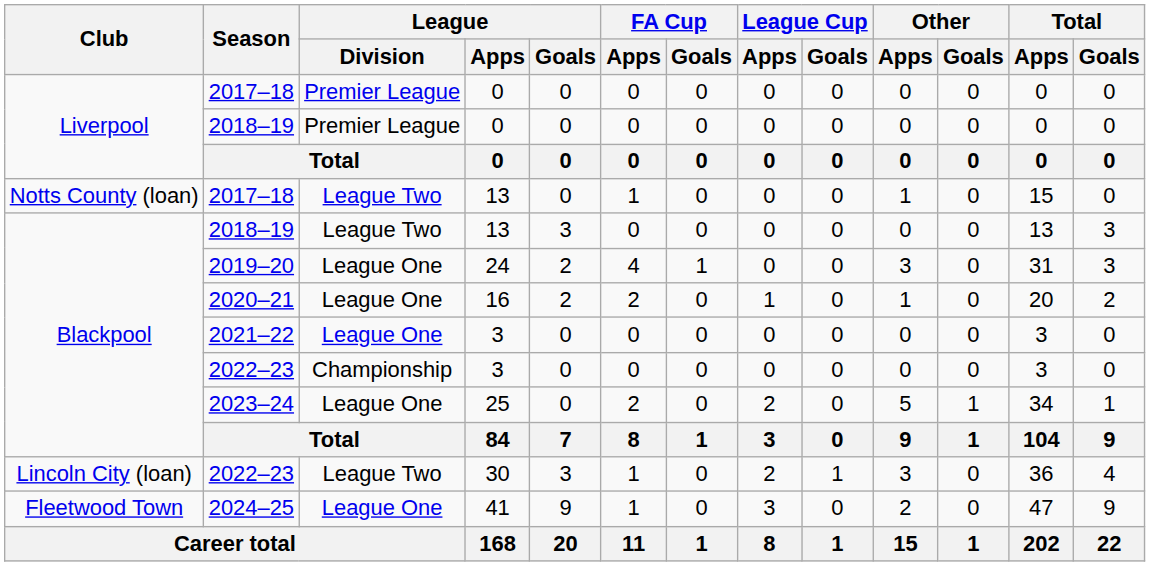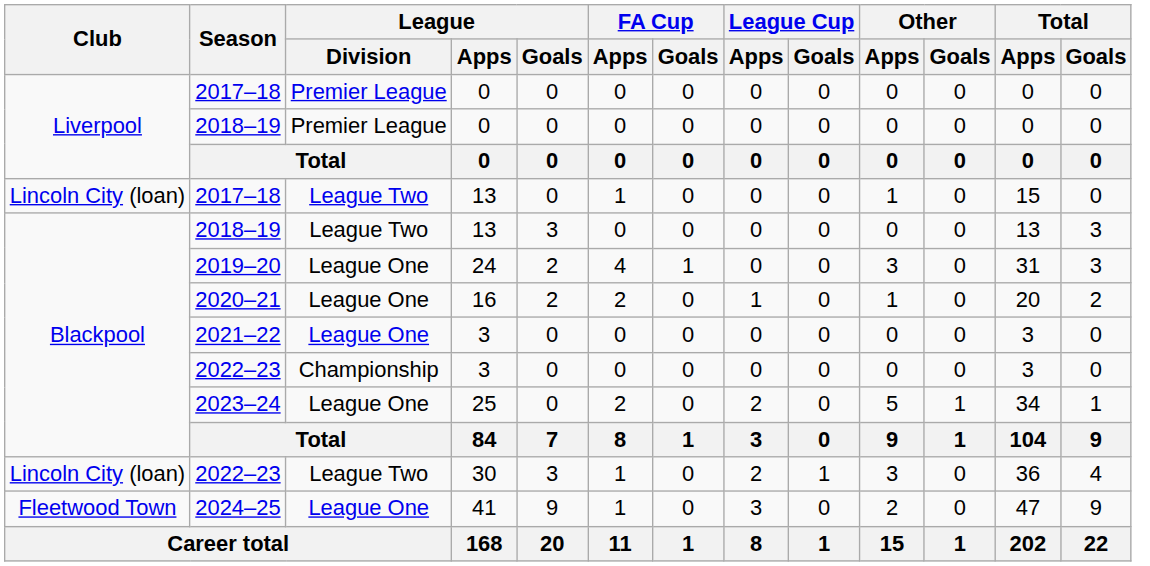(104, 195) Notts County (loan) -> (97, 195) Lincoln City (loan)
